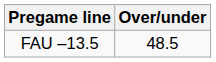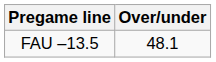(162, 43) 48.5 -> (162, 43) 48.1
